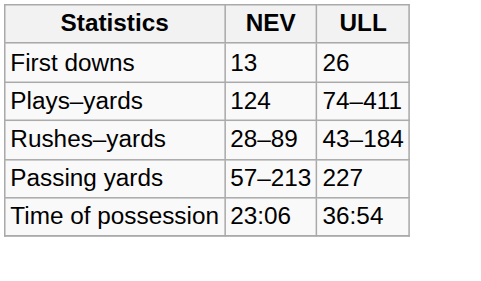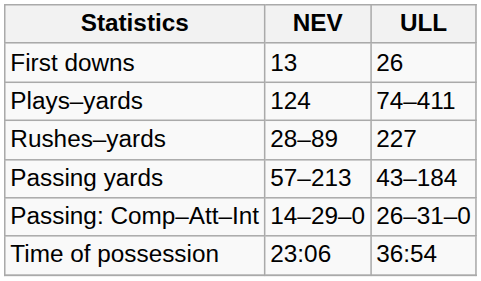(363, 139) 43–184 -> (397, 139) 227
(343, 178) 227 -> (417, 178) 43–184
+ row: (135, 216)
